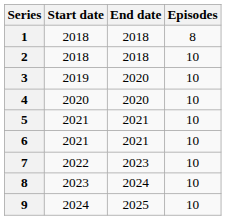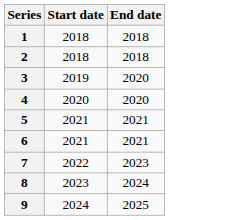- column: (193, 15)
